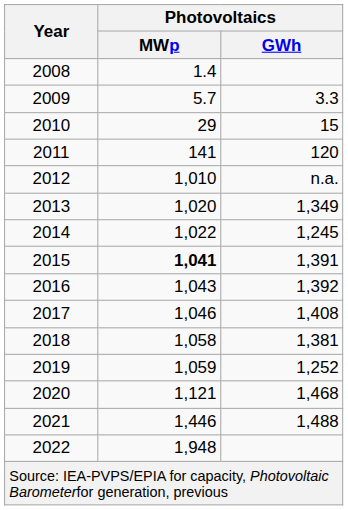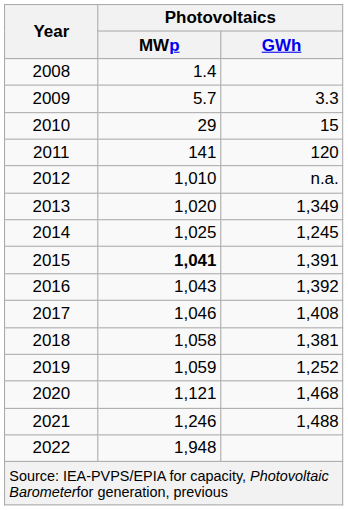(195, 233) 1,022 -> (195, 233) 1,025
(195, 421) 1,446 -> (195, 421) 1,246
